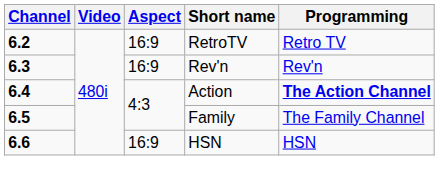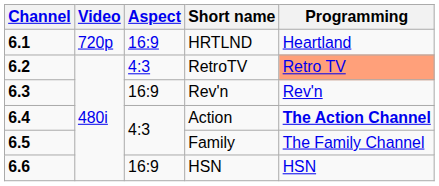+ row: (220, 42)
(144, 42) 16:9 -> (139, 67) 4:3
(314, 42) no background -> (314, 67) lightsalmon background
